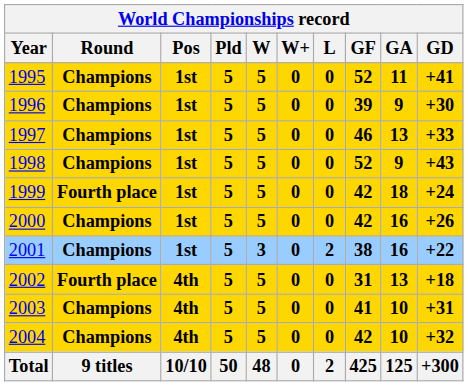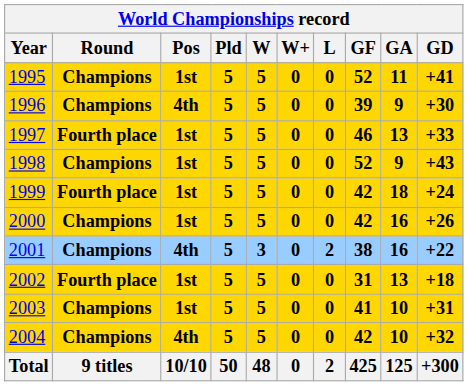(186, 105) 1st -> (186, 105) 4th
(107, 134) Champions -> (107, 134) Fourth place
(186, 250) 1st -> (186, 250) 4th
(186, 279) 4th -> (186, 279) 1st
(186, 308) 4th -> (186, 308) 1st
